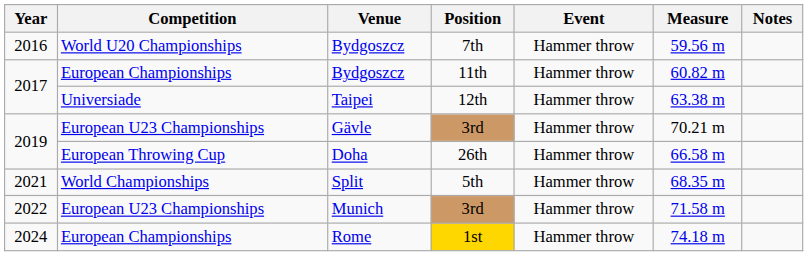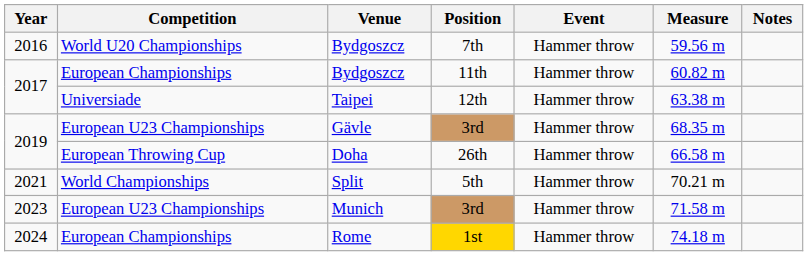(698, 127) 70.21 m -> (698, 127) 68.35 m
(698, 182) 68.35 m -> (698, 182) 70.21 m
(31, 209) 2022 -> (31, 209) 2023
